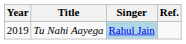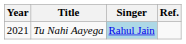(18, 30) 2019 -> (18, 30) 2021
